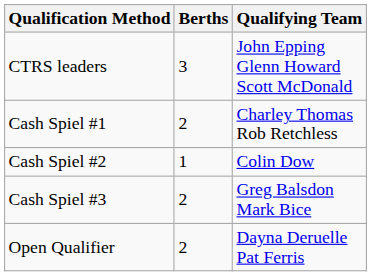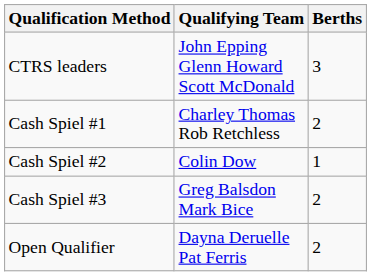columns swapped: (203, 18) <-> (299, 18)
